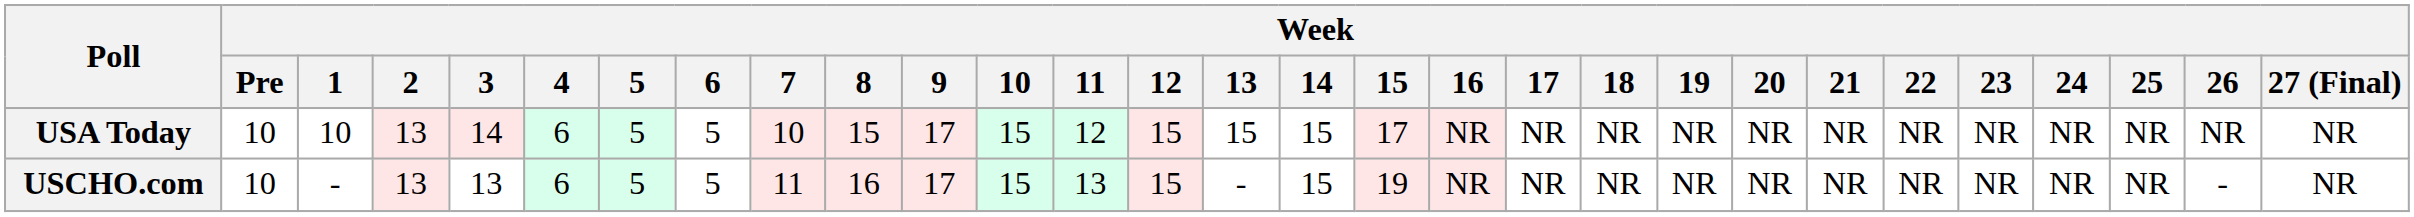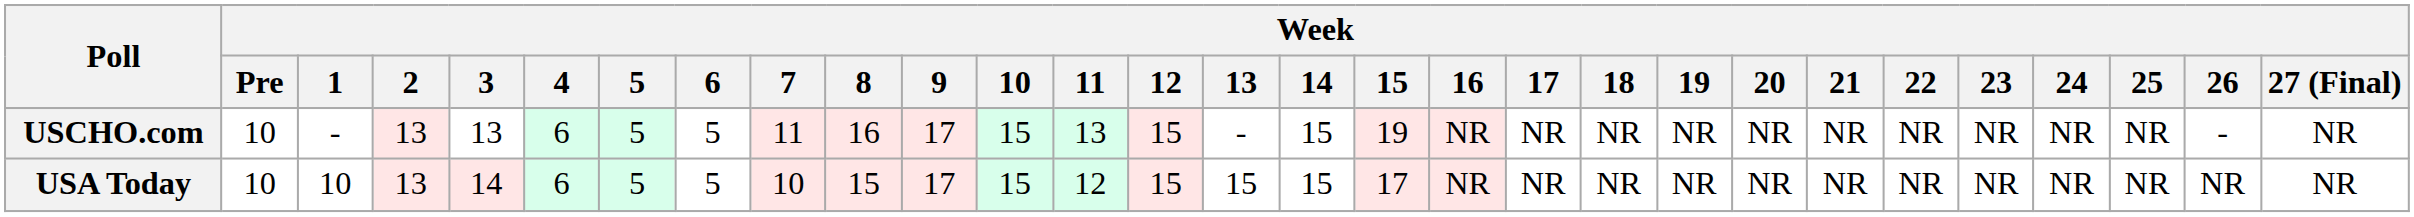rows swapped: (113, 183) <-> (113, 132)
